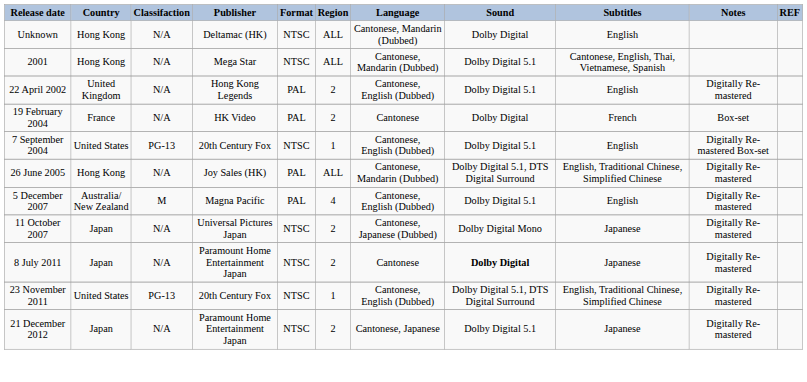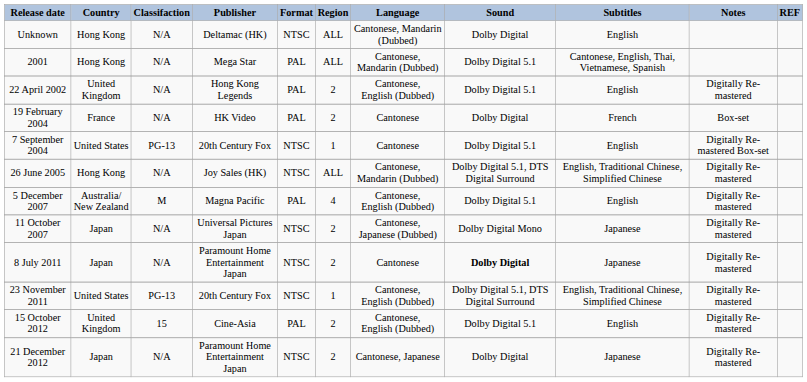(296, 62) NTSC -> (296, 62) PAL
(398, 145) Cantonese, English (Dubbed) -> (398, 145) Cantonese
(296, 173) PAL -> (296, 173) NTSC
+ row: (38, 323)
(500, 329) Dolby Digital 5.1 -> (500, 357) Dolby Digital
